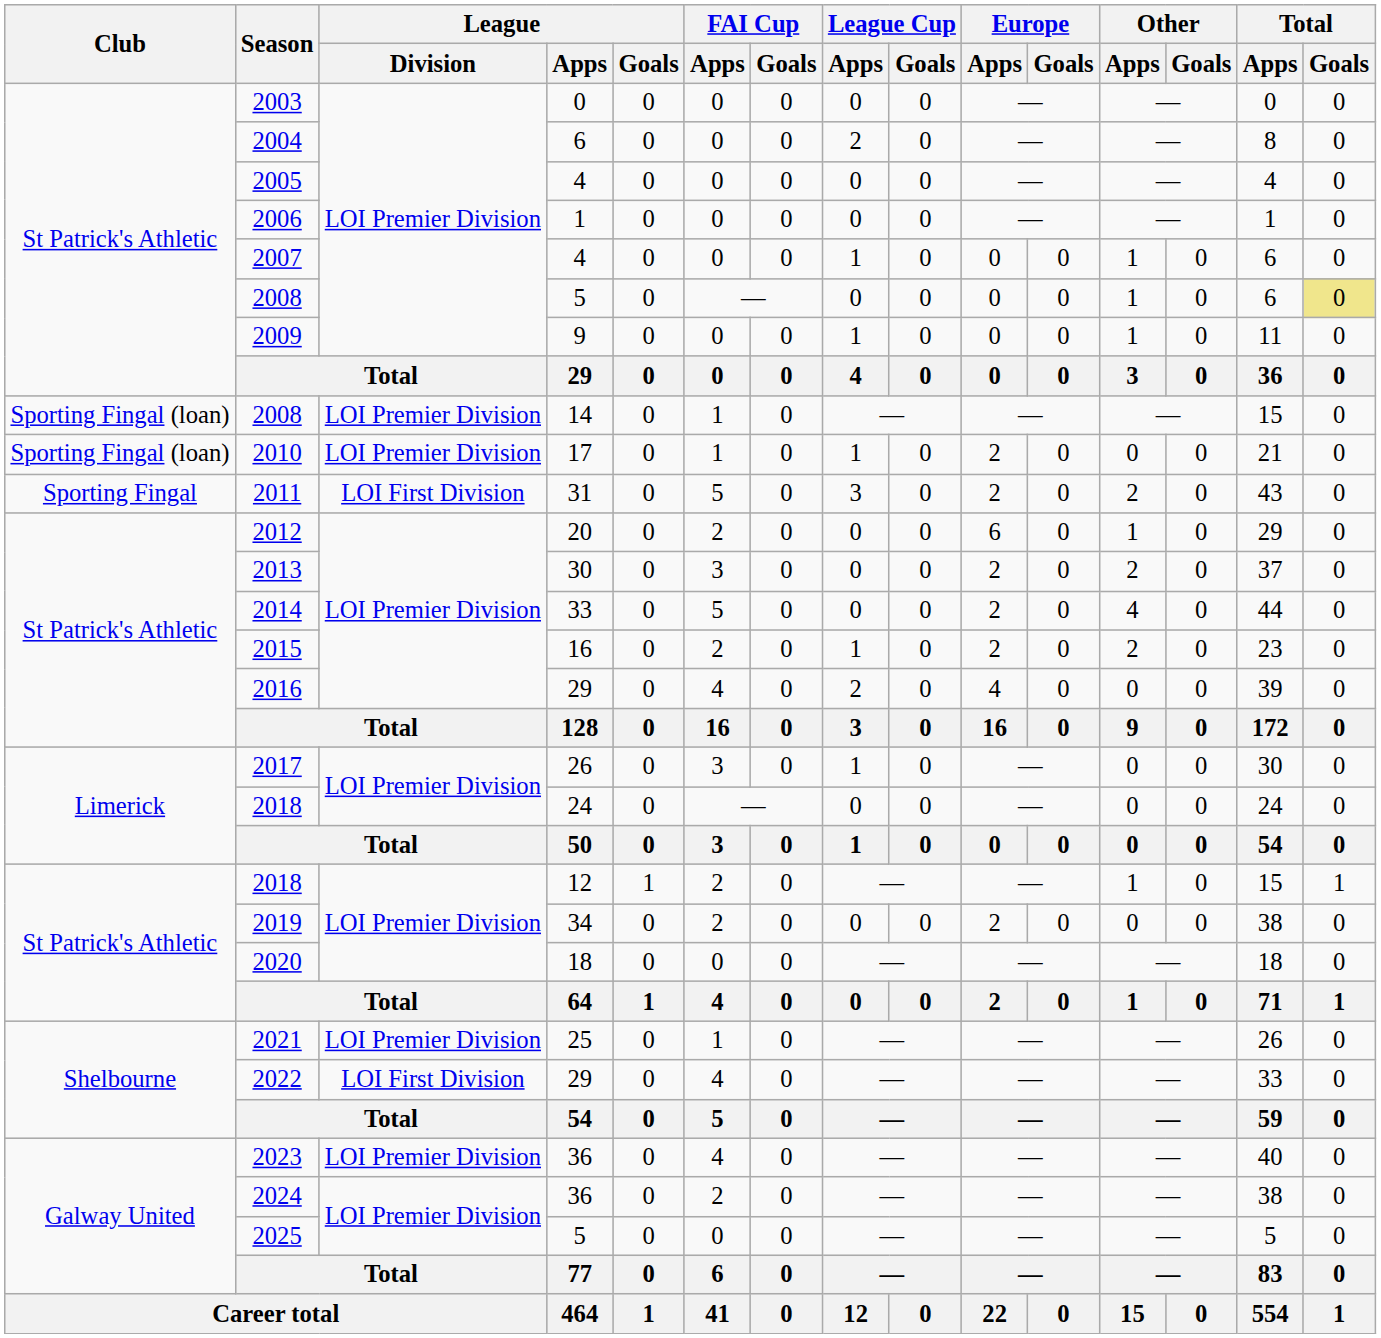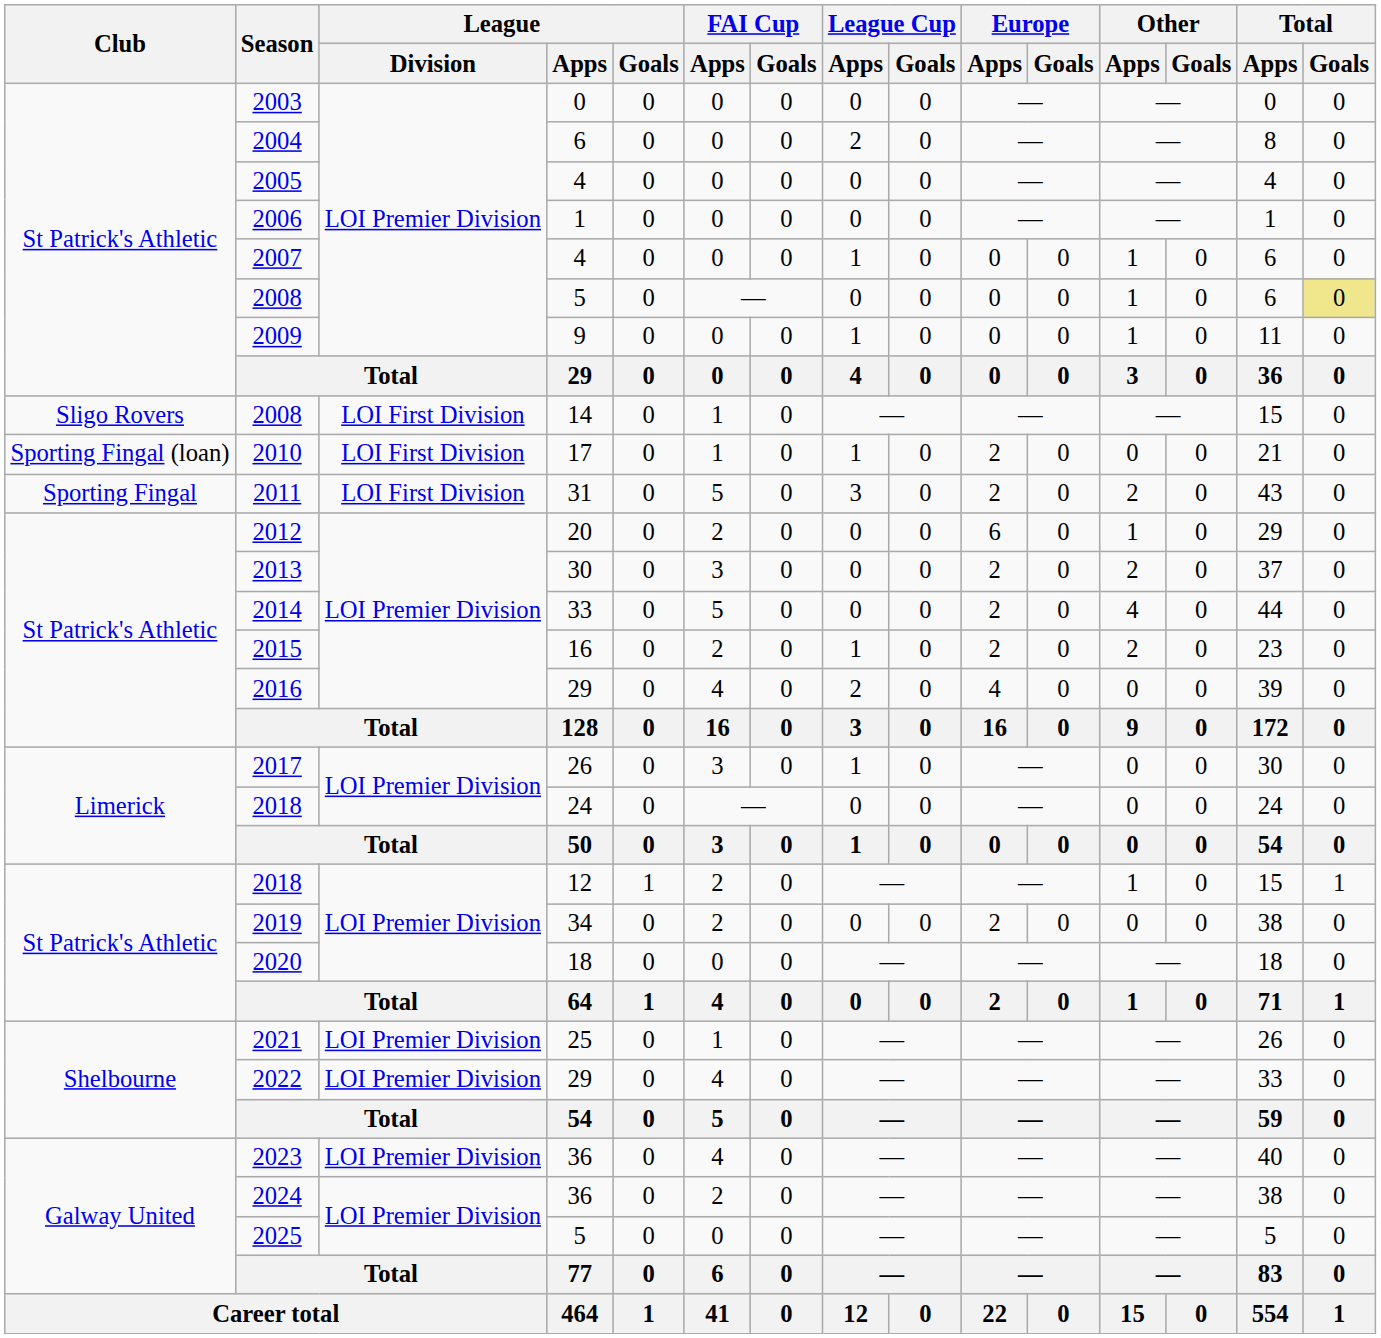(120, 414) Sporting Fingal (loan) -> (120, 414) Sligo Rovers
(433, 414) LOI Premier Division -> (433, 414) LOI First Division
(433, 453) LOI Premier Division -> (433, 453) LOI First Division
(433, 1079) LOI First Division -> (433, 1079) LOI Premier Division
